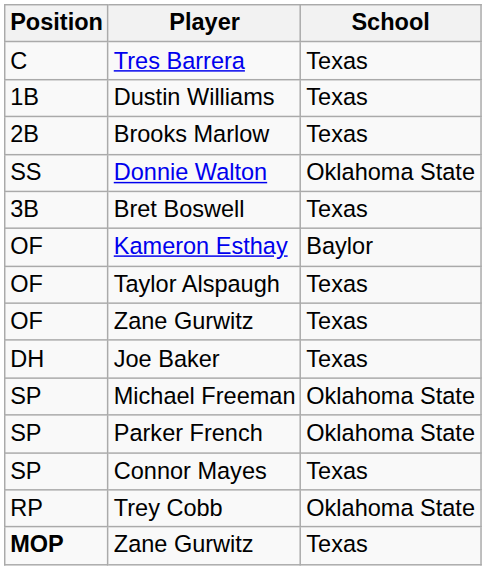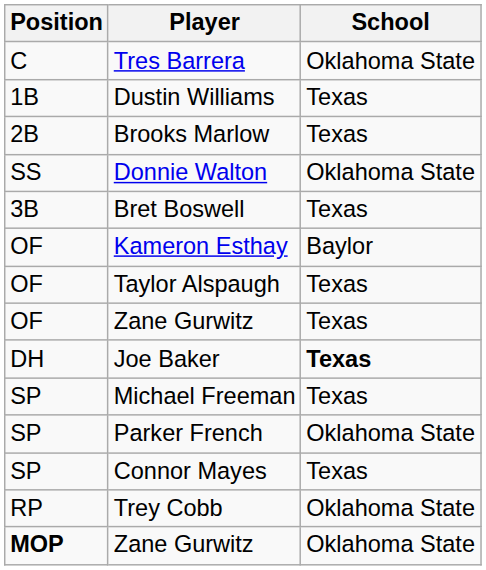(337, 60) Texas -> (391, 60) Oklahoma State
(337, 358) normal -> (339, 358) bold
(391, 396) Oklahoma State -> (337, 396) Texas
(337, 545) Texas -> (391, 545) Oklahoma State
